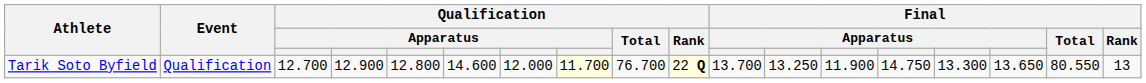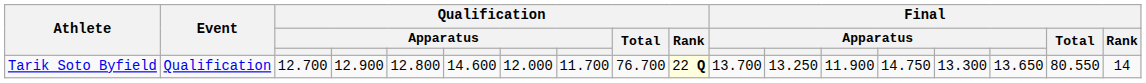(584, 66) lightyellow background -> (584, 66) no background
(1122, 66) 13 -> (1122, 66) 14
